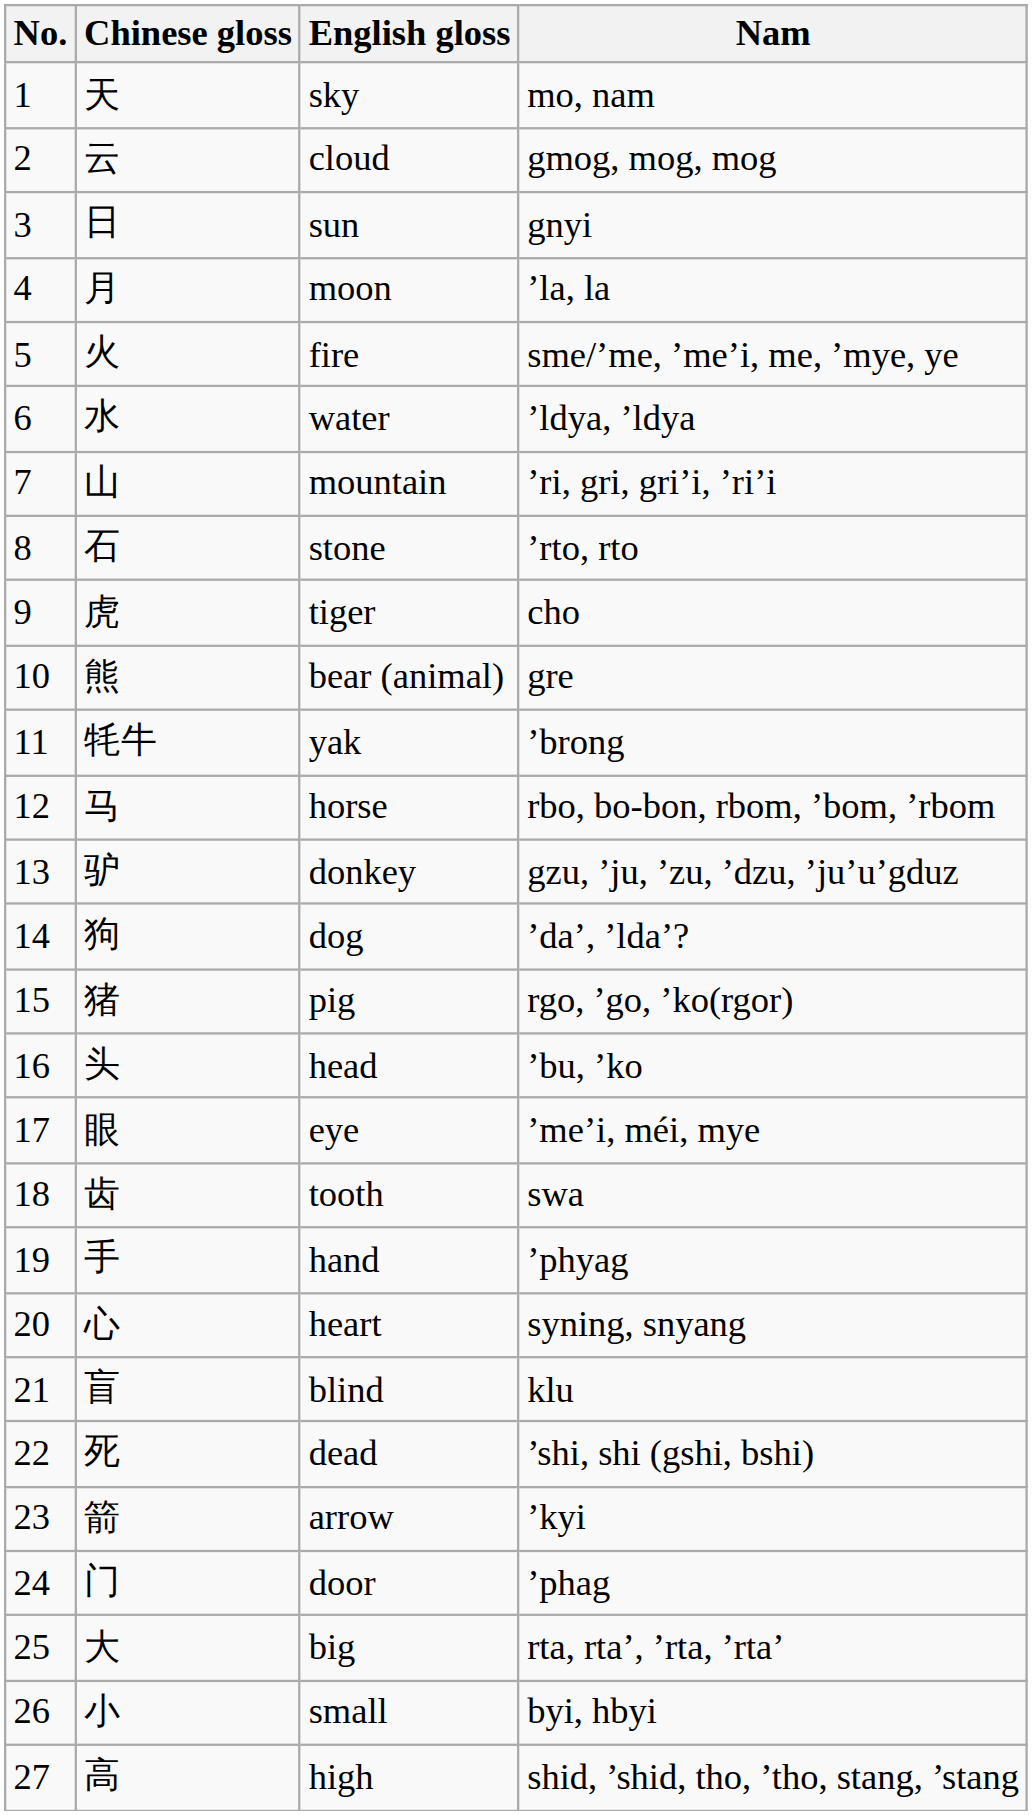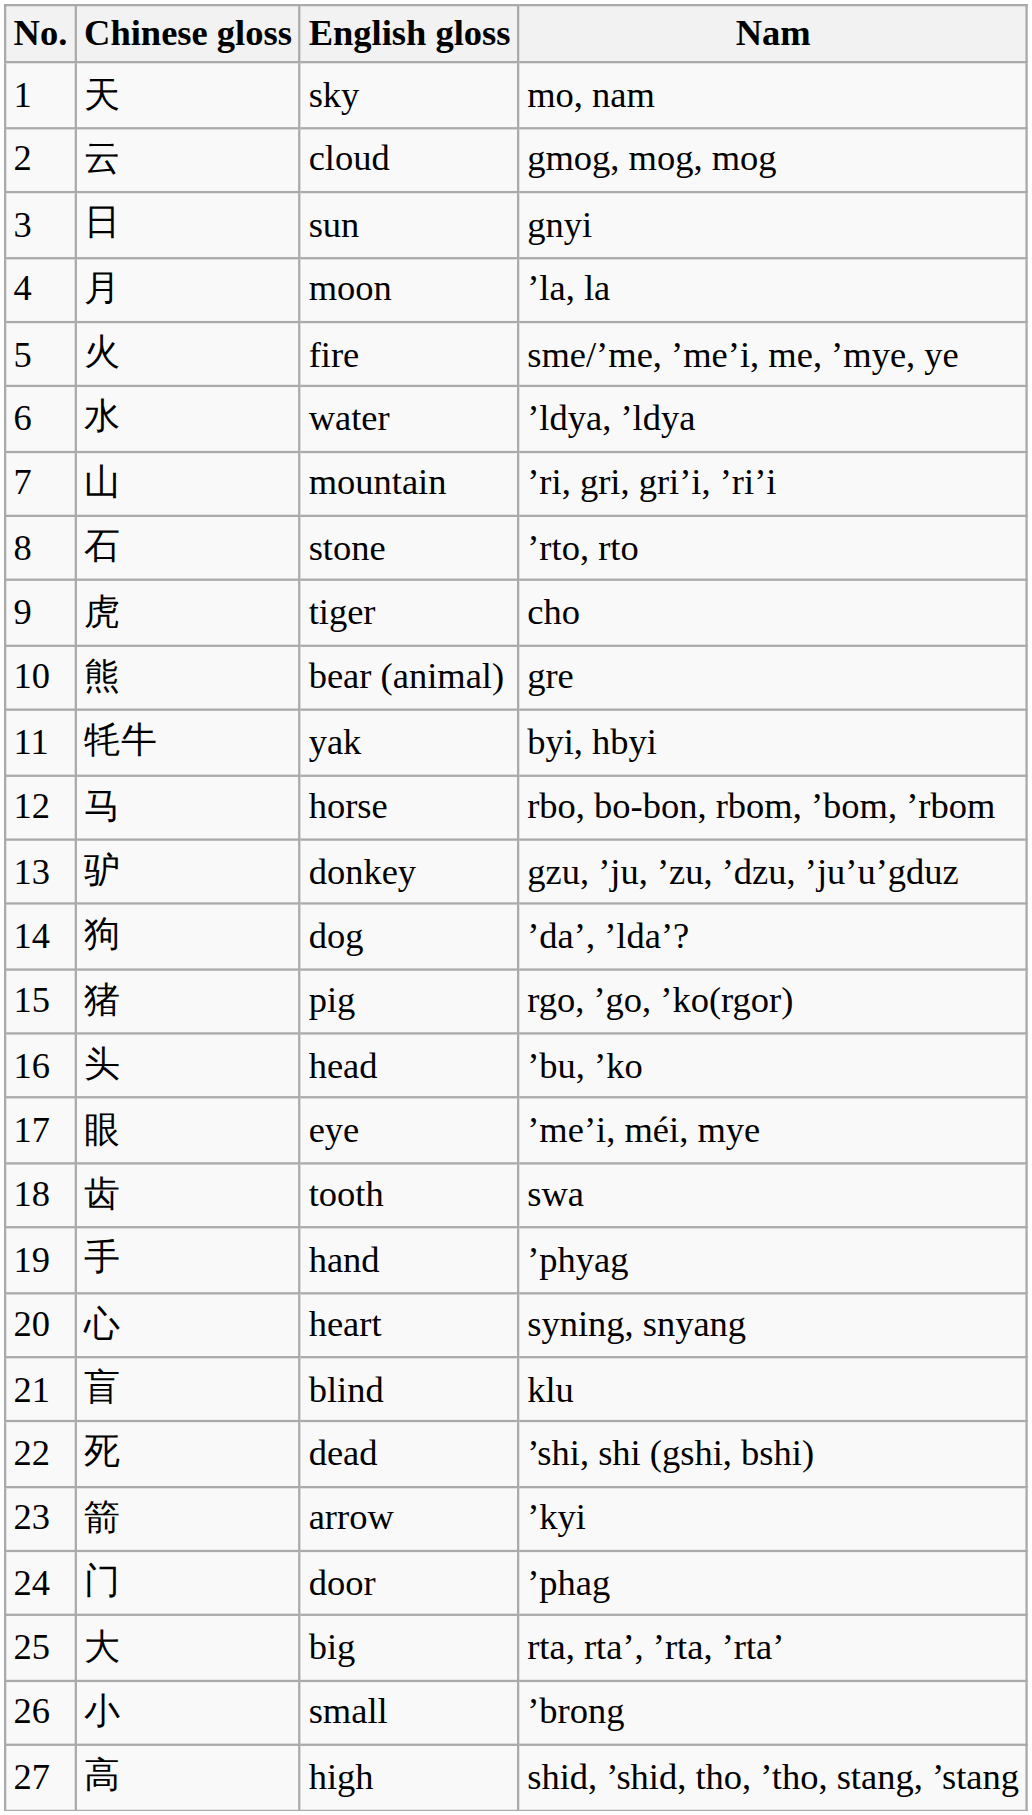(576, 741) ’brong -> (592, 741) byi, hbyi
(592, 1712) byi, hbyi -> (576, 1712) ’brong
